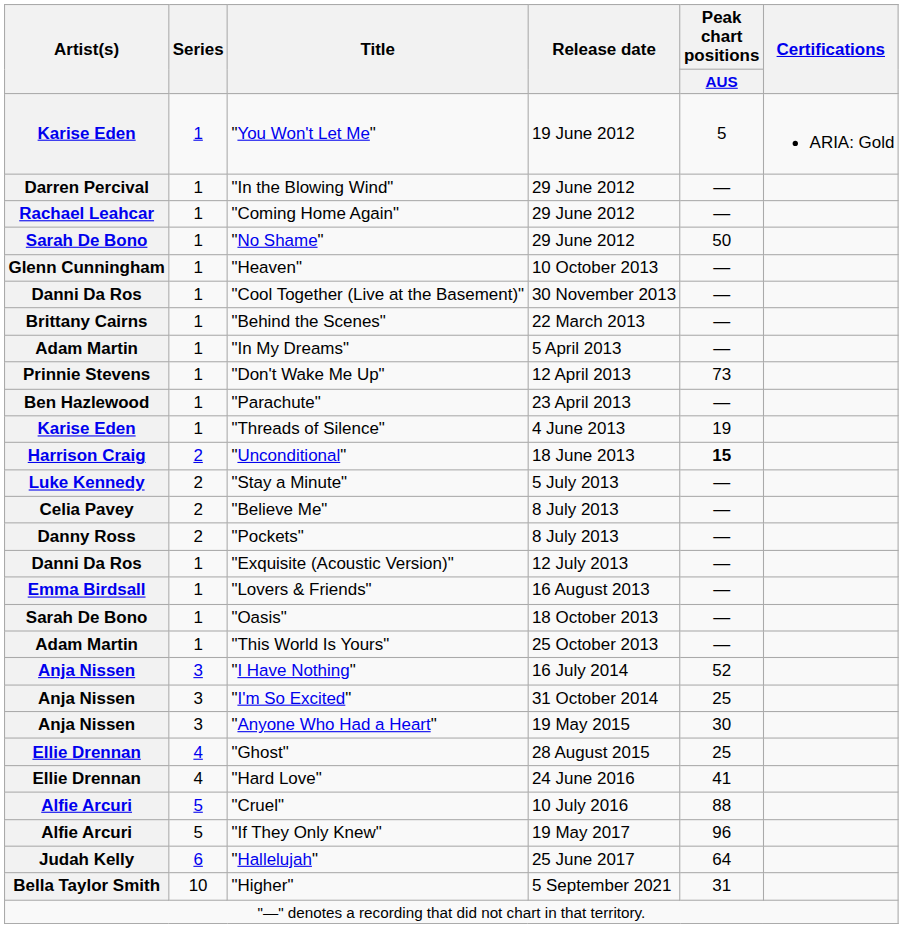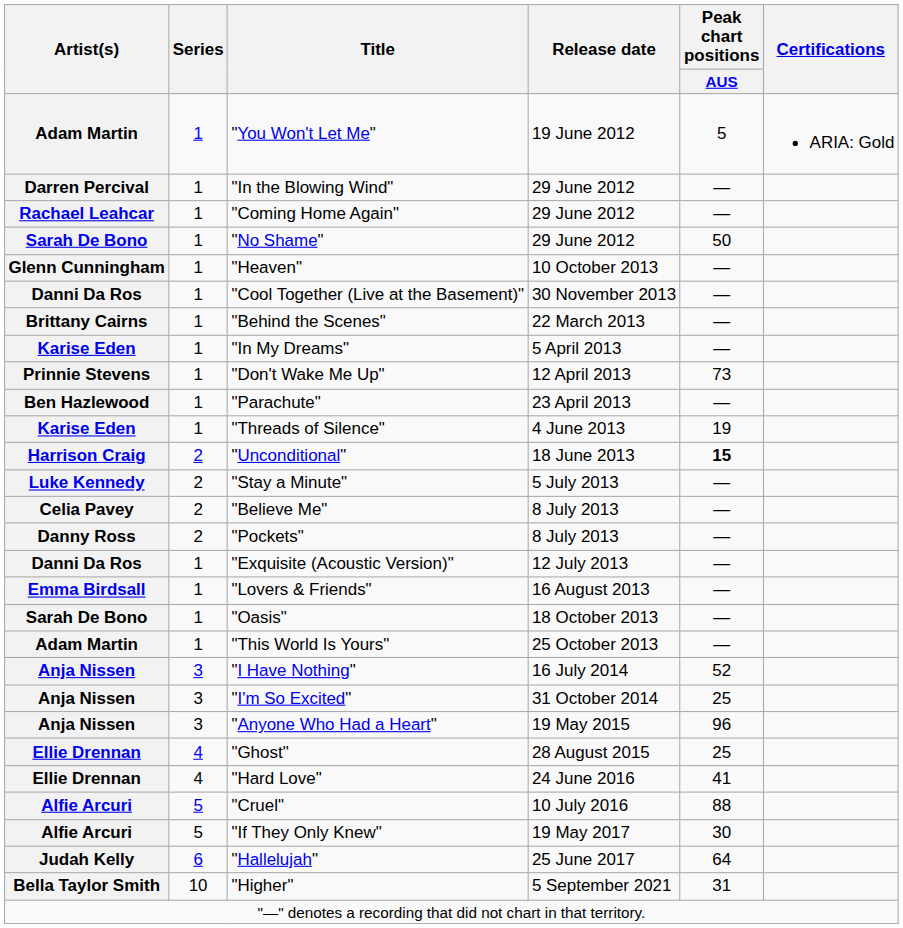(87, 133) Karise Eden -> (87, 133) Adam Martin
(87, 348) Adam Martin -> (87, 348) Karise Eden
(722, 724) 30 -> (722, 724) 96
(722, 832) 96 -> (722, 832) 30
